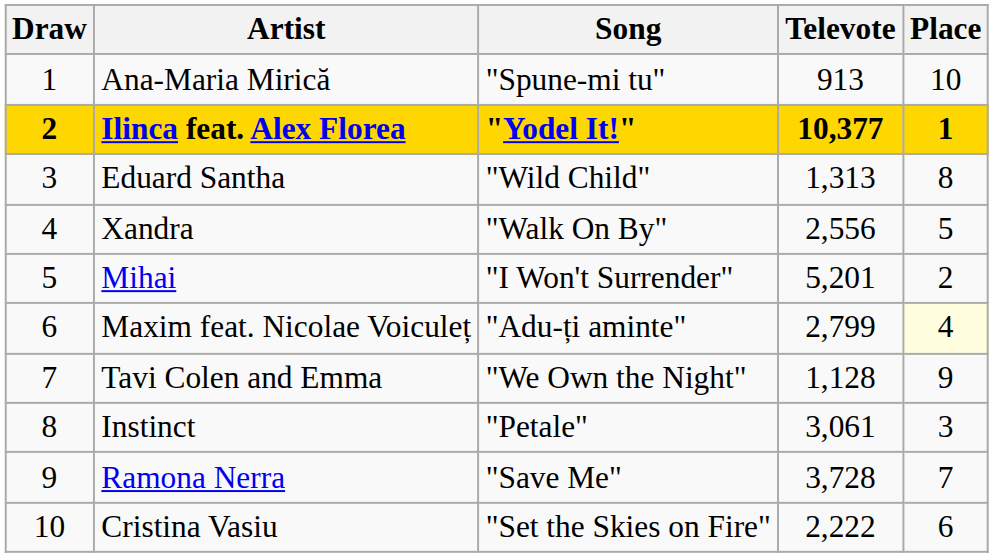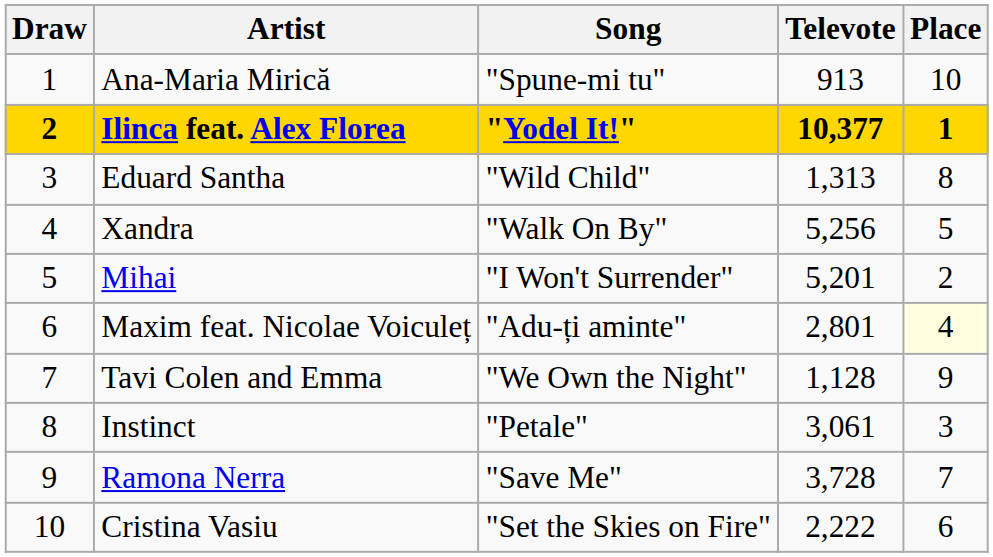(840, 228) 2,556 -> (840, 228) 5,256
(840, 327) 2,799 -> (840, 327) 2,801
